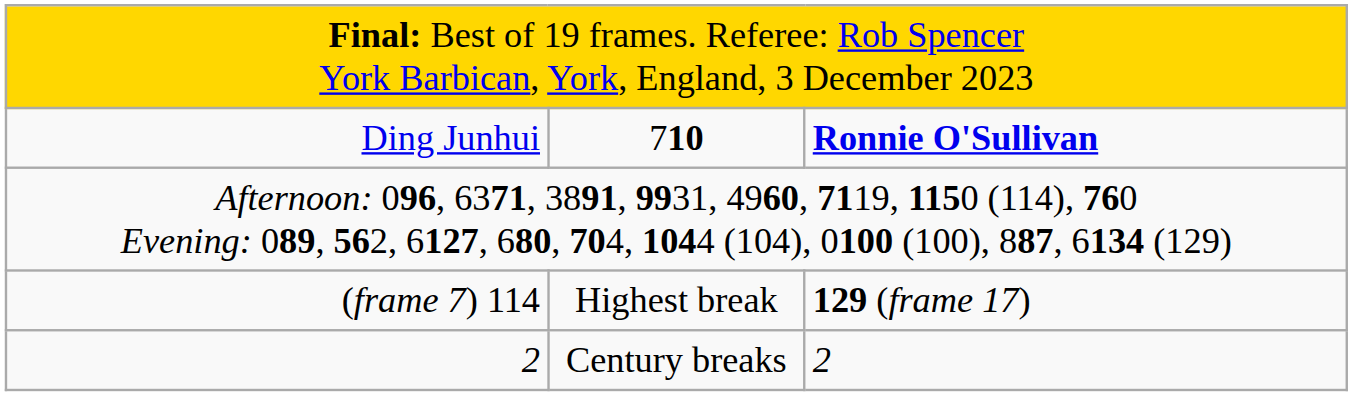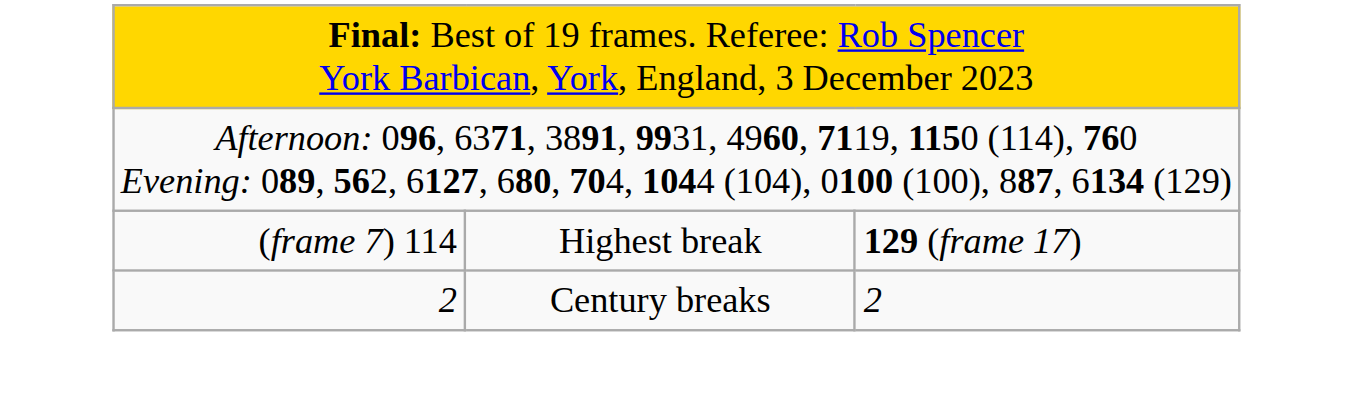- row: (451, 137)
